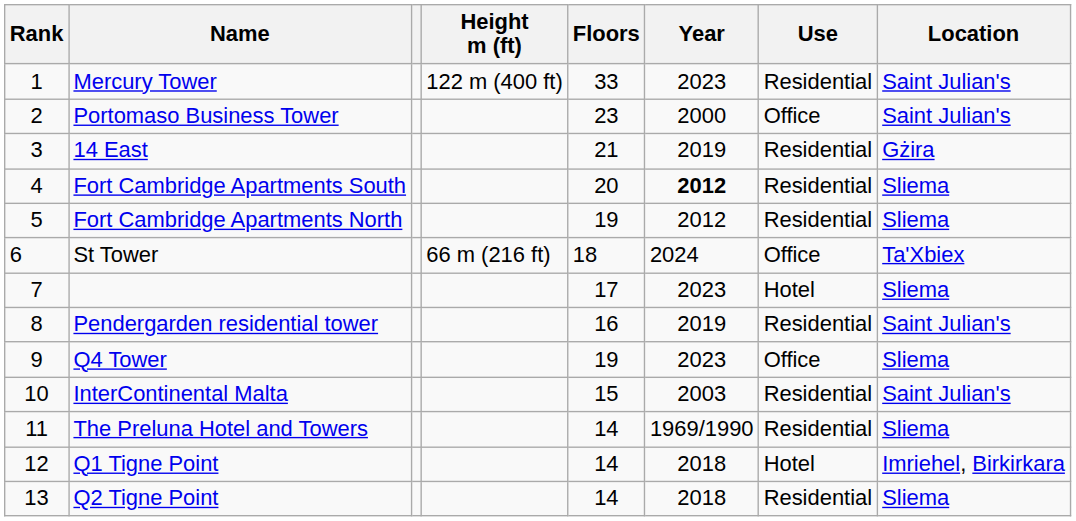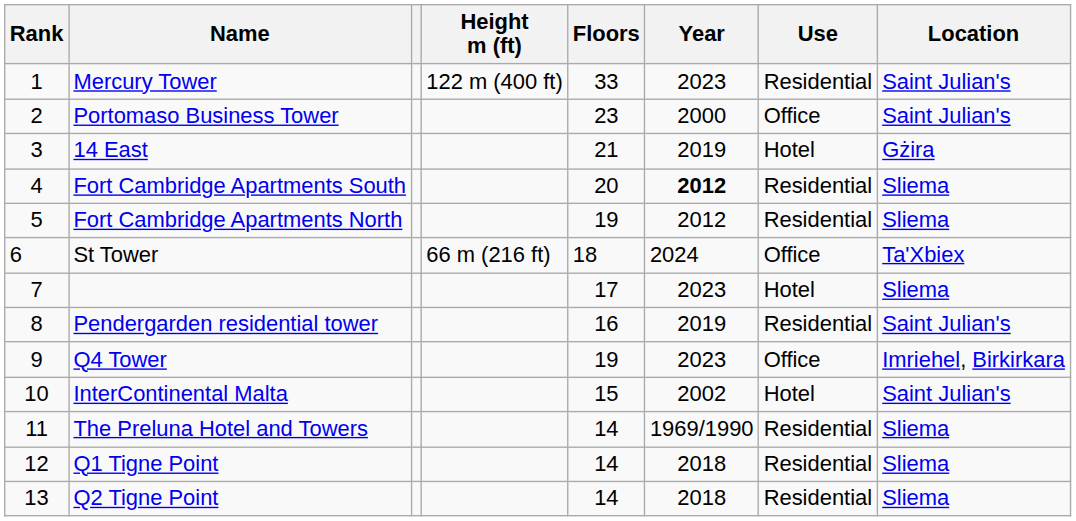(818, 150) Residential -> (789, 150) Hotel
(916, 359) Sliema -> (974, 359) Imriehel, Birkirkara
(702, 394) 2003 -> (702, 394) 2002
(818, 394) Residential -> (789, 394) Hotel
(789, 463) Hotel -> (818, 463) Residential
(974, 463) Imriehel, Birkirkara -> (916, 463) Sliema
